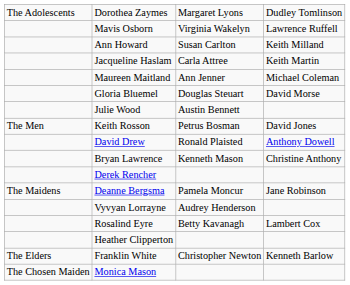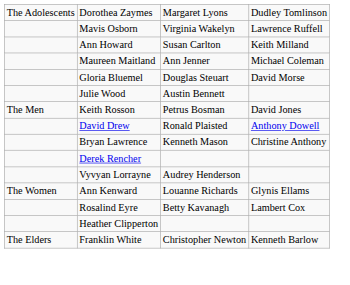- row: (133, 61)
- row: (129, 191)
+ row: (108, 191)
- row: (125, 272)
